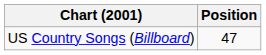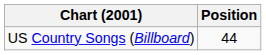(229, 38) 47 -> (229, 38) 44
